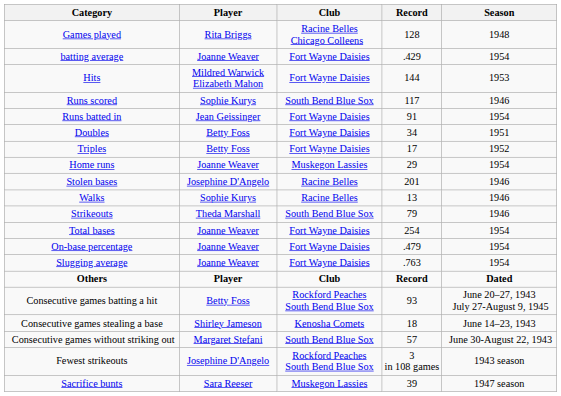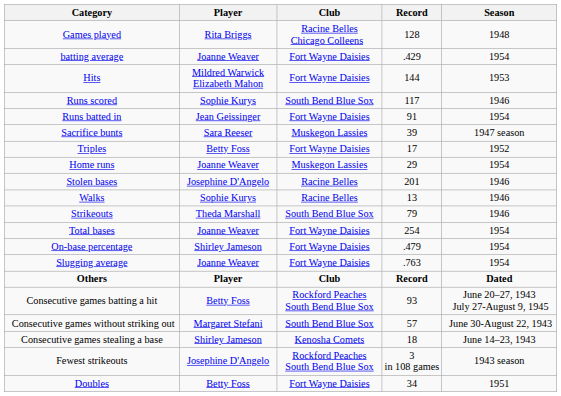rows swapped: (92, 133) <-> (92, 383)
(228, 246) Joanne Weaver -> (228, 246) Shirley Jameson
rows swapped: (92, 323) <-> (92, 339)
